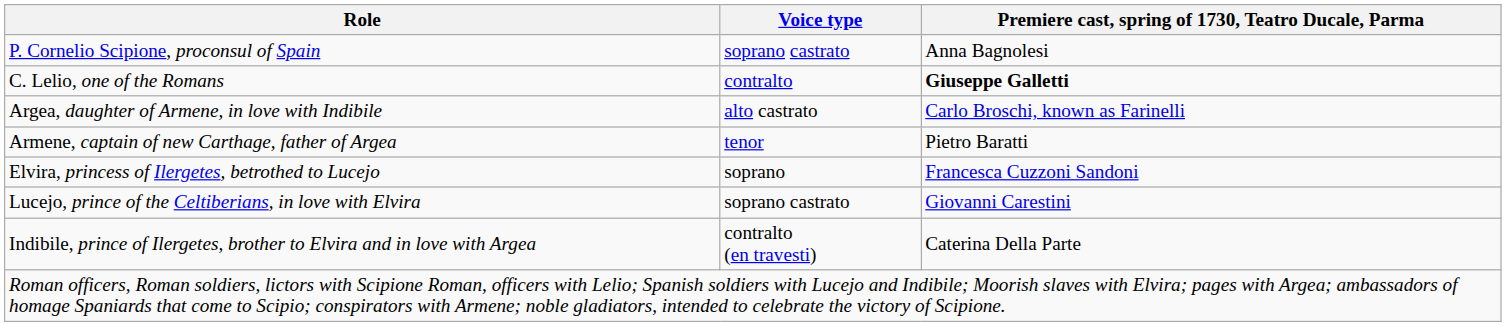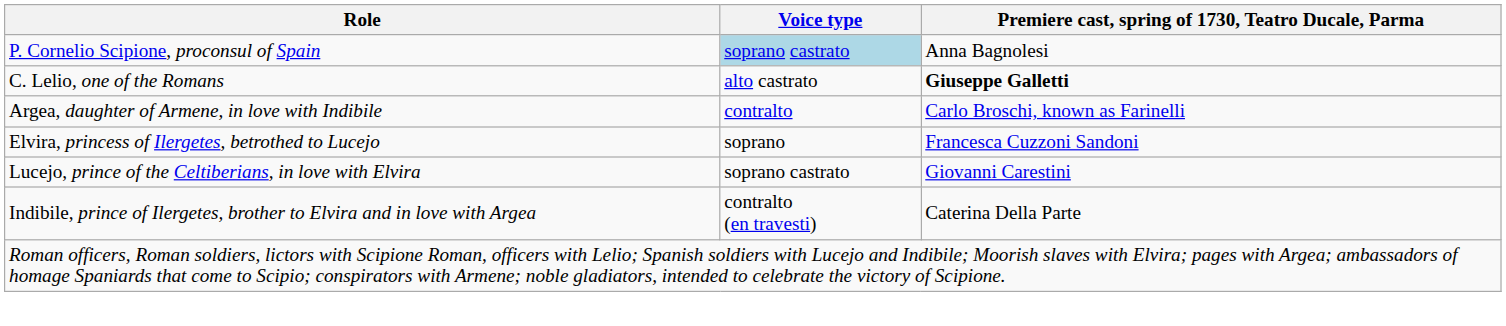(787, 50) no background -> (787, 50) lightblue background
(758, 80) contralto -> (771, 80) alto castrato
(771, 111) alto castrato -> (758, 111) contralto
- row: (203, 141)
